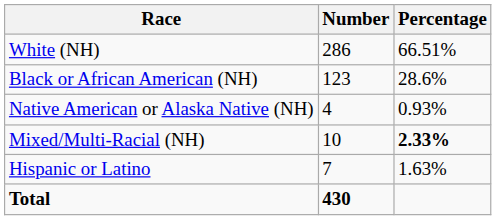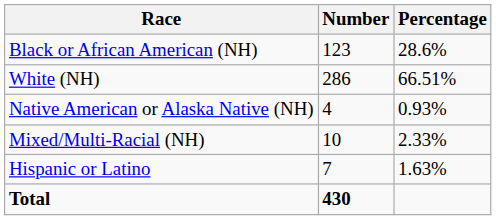rows swapped: (54, 49) <-> (133, 79)
(424, 139) bold -> (422, 139) normal
